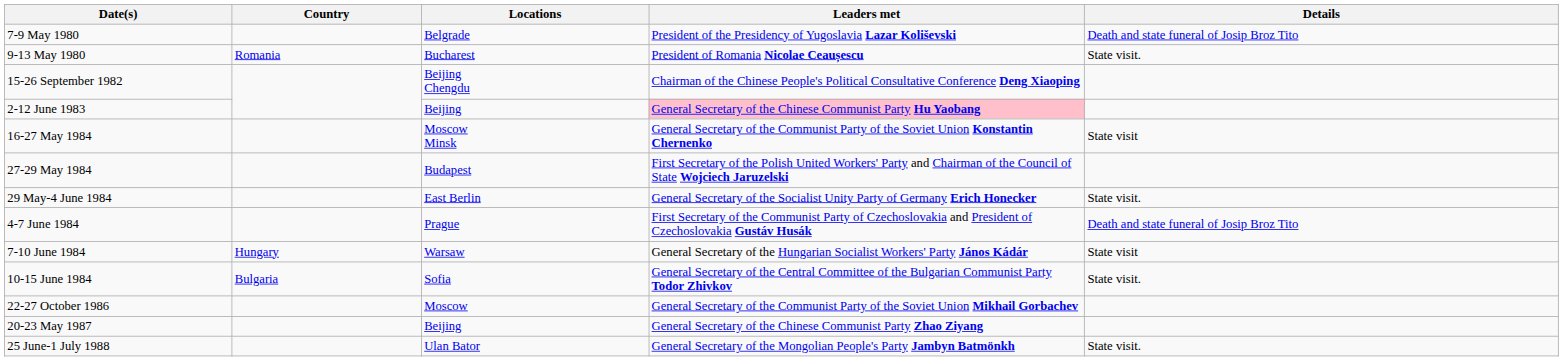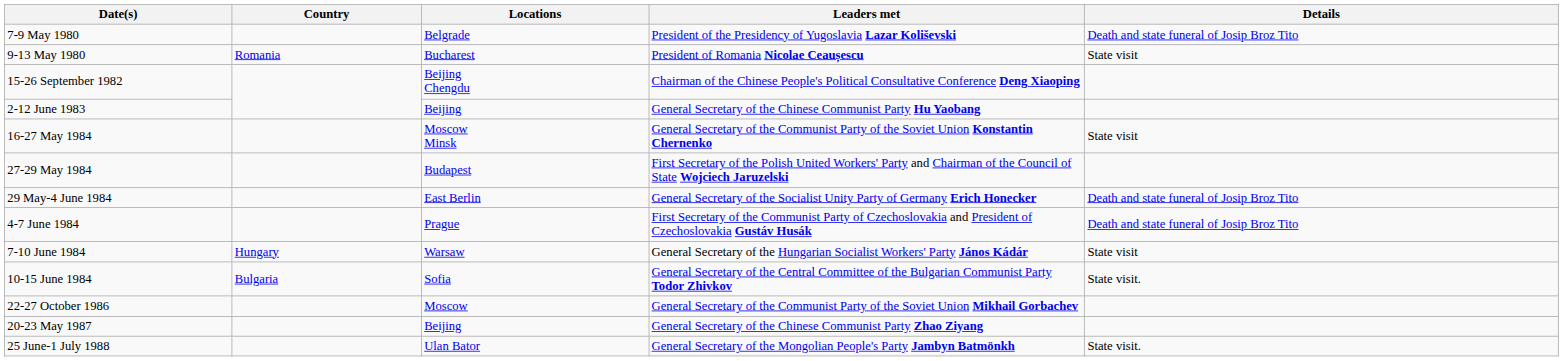(1114, 54) State visit. -> (1113, 54) State visit
(816, 108) pink background -> (816, 108) no background
(1114, 197) State visit. -> (1193, 197) Death and state funeral of Josip Broz Tito
